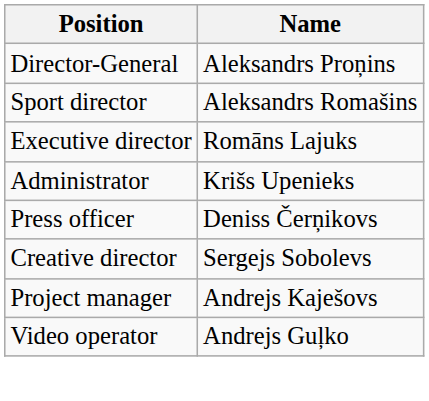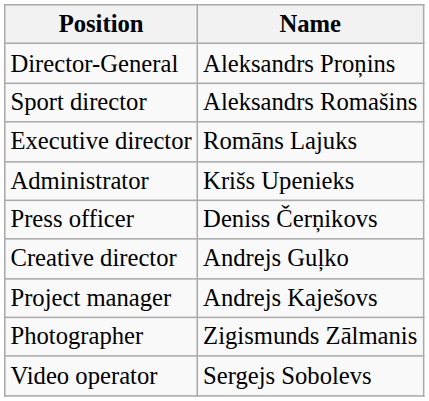(287, 258) Sergejs Sobolevs -> (276, 258) Andrejs Guļko
+ row: (77, 336)
(276, 336) Andrejs Guļko -> (287, 375) Sergejs Sobolevs
